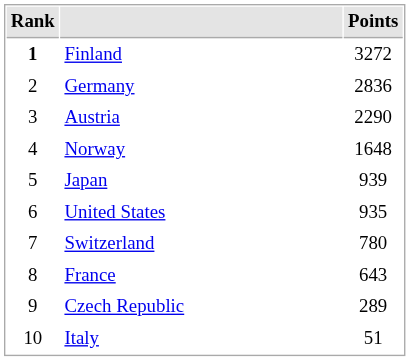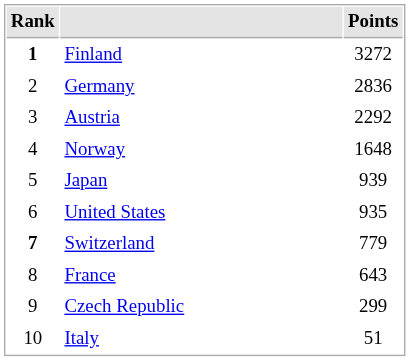(373, 117) 2290 -> (373, 117) 2292
(33, 243) normal -> (33, 243) bold
(373, 243) 780 -> (373, 243) 779
(373, 306) 289 -> (373, 306) 299
